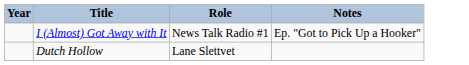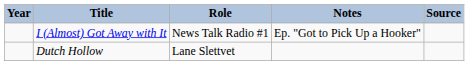+ column: (444, 13)
